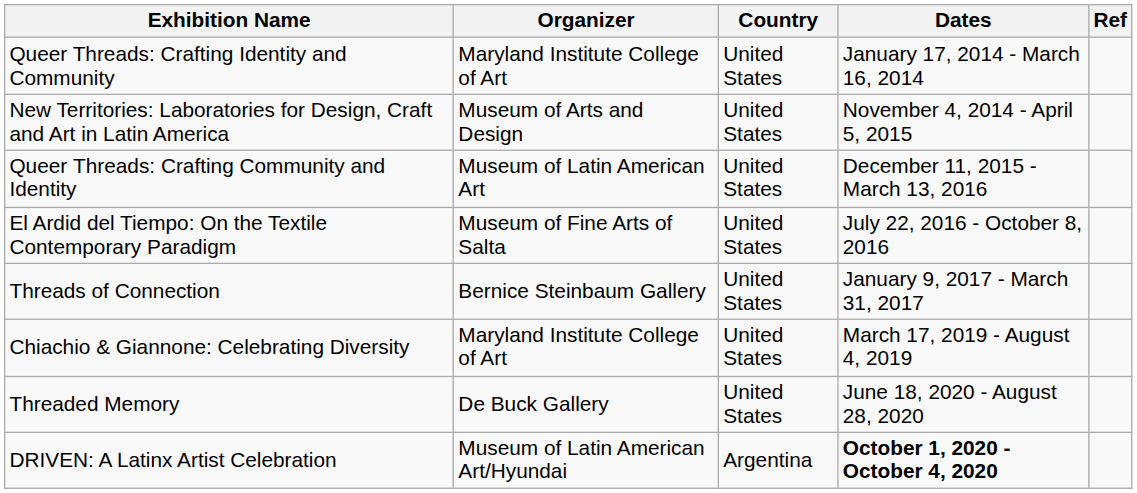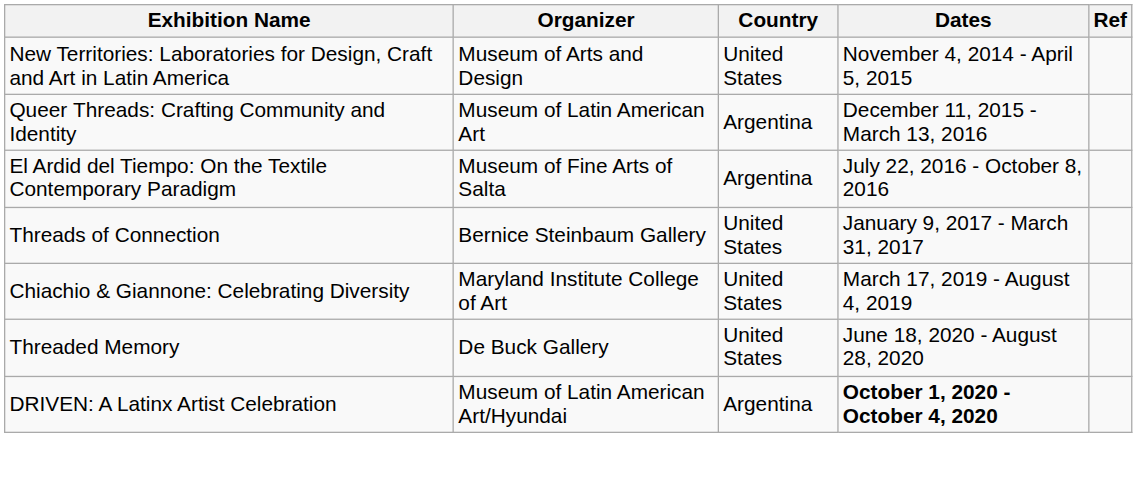- row: (178, 65)
(753, 178) United States -> (768, 122) Argentina
(753, 234) United States -> (768, 178) Argentina
